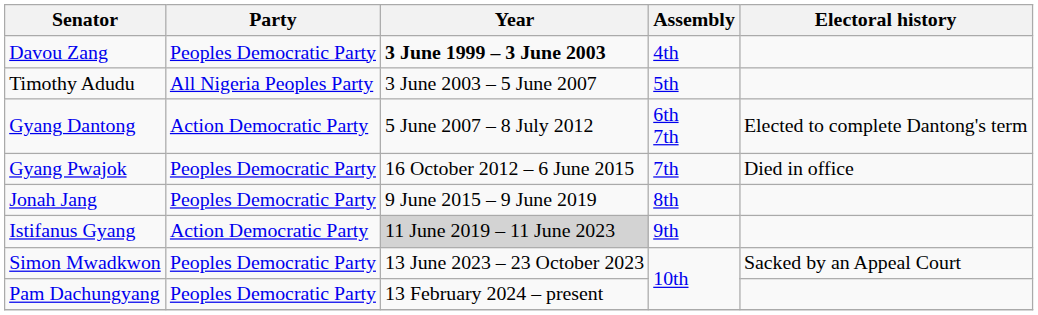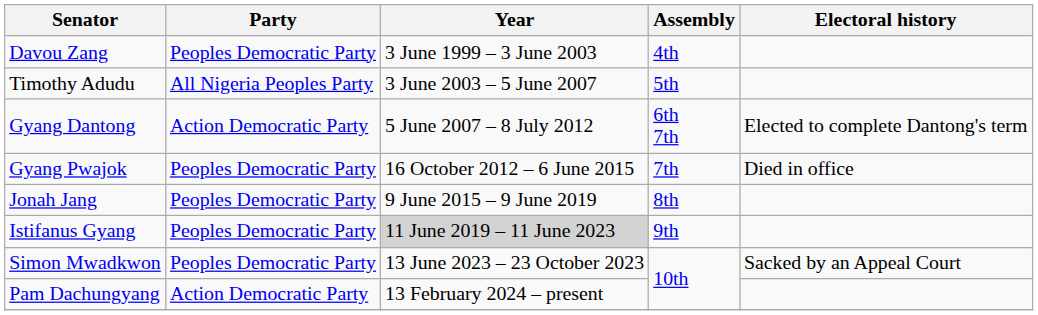(495, 51) bold -> (491, 51) normal
(269, 231) Action Democratic Party -> (273, 231) Peoples Democratic Party
(273, 294) Peoples Democratic Party -> (269, 294) Action Democratic Party
